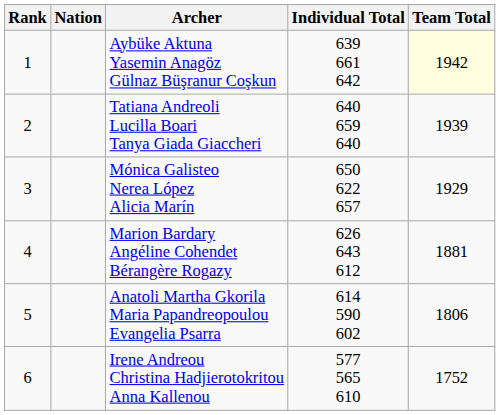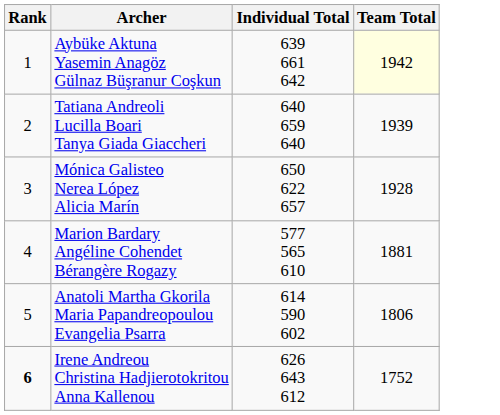- column: (78, 17)
(452, 188) 1929 -> (396, 188) 1928
(348, 251) 626 643 612 -> (293, 251) 577 565 610
(28, 378) normal -> (28, 378) bold
(348, 378) 577 565 610 -> (293, 378) 626 643 612
